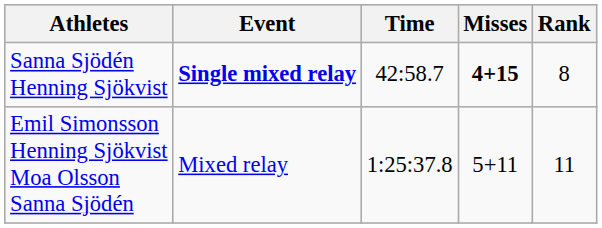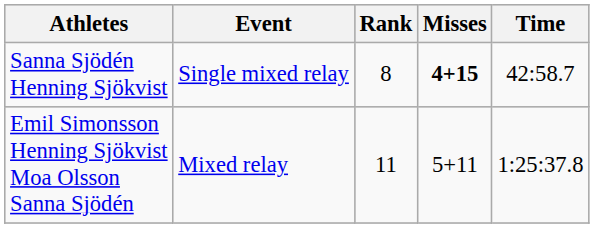columns swapped: (410, 23) <-> (564, 23)
(267, 74) bold -> (264, 74) normal
